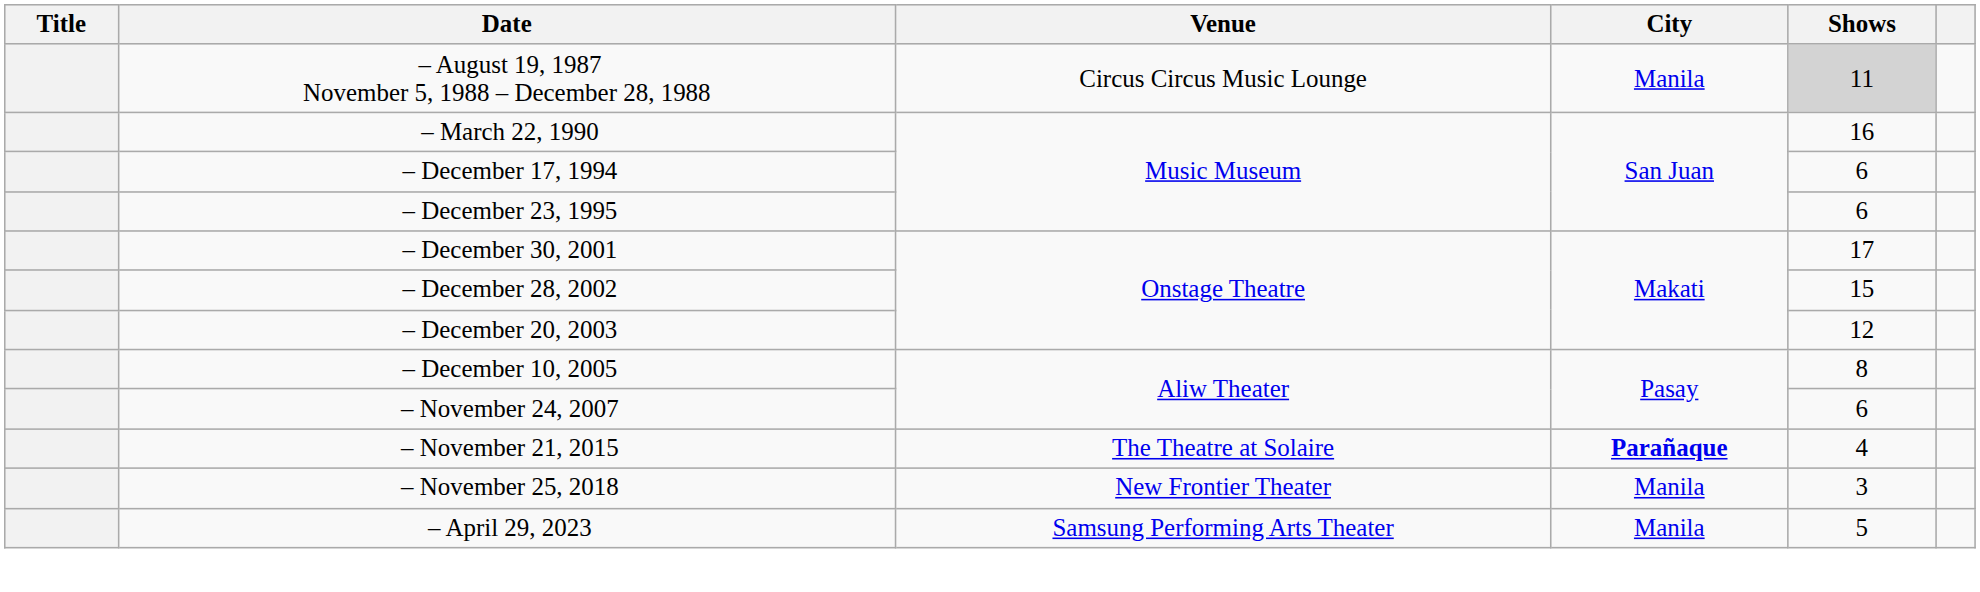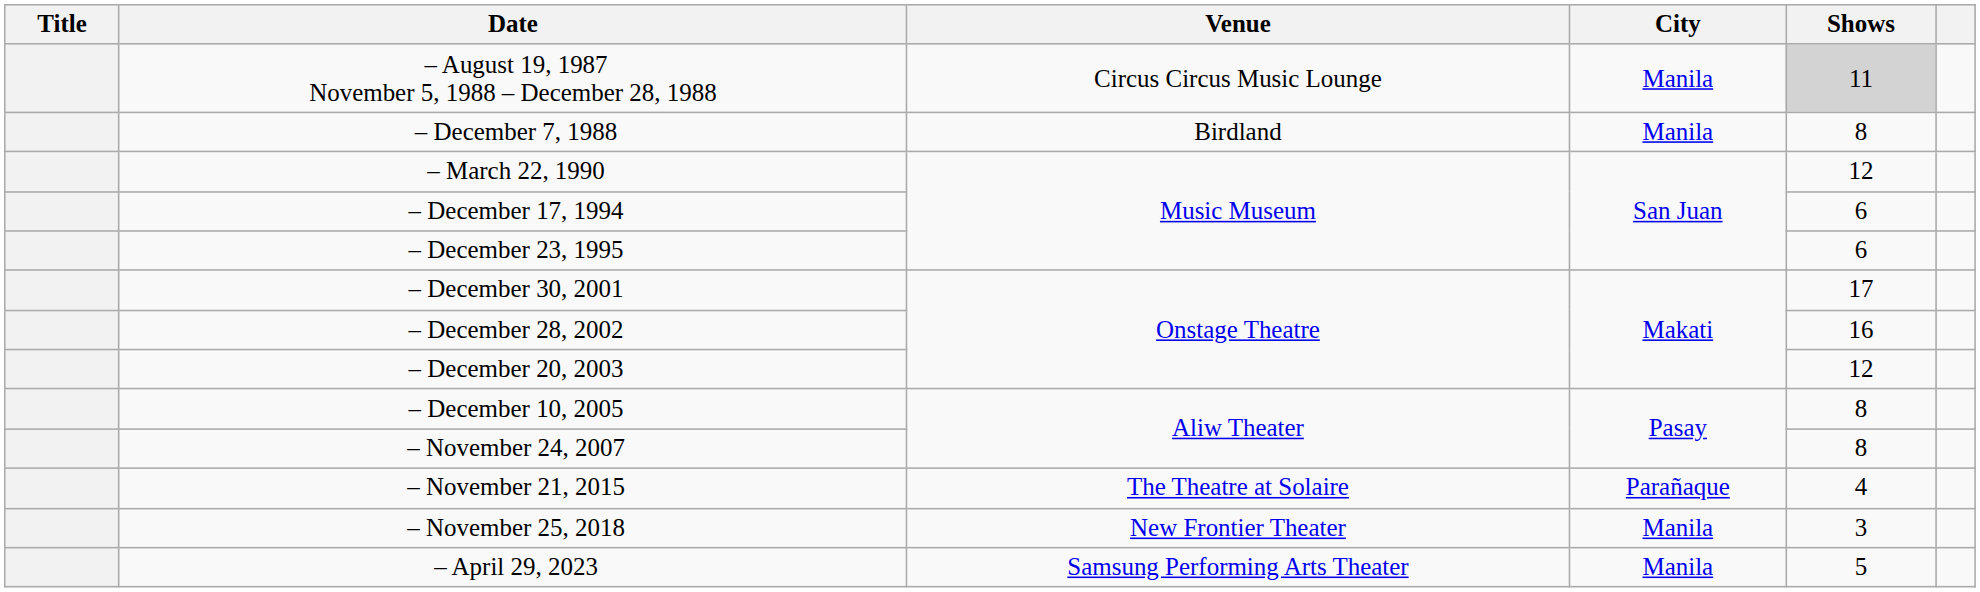+ row: (513, 131)
(1862, 131) 16 -> (1861, 171) 12
(1862, 289) 15 -> (1861, 329) 16
(1862, 408) 6 -> (1861, 448) 8
(1669, 448) bold -> (1678, 487) normal
